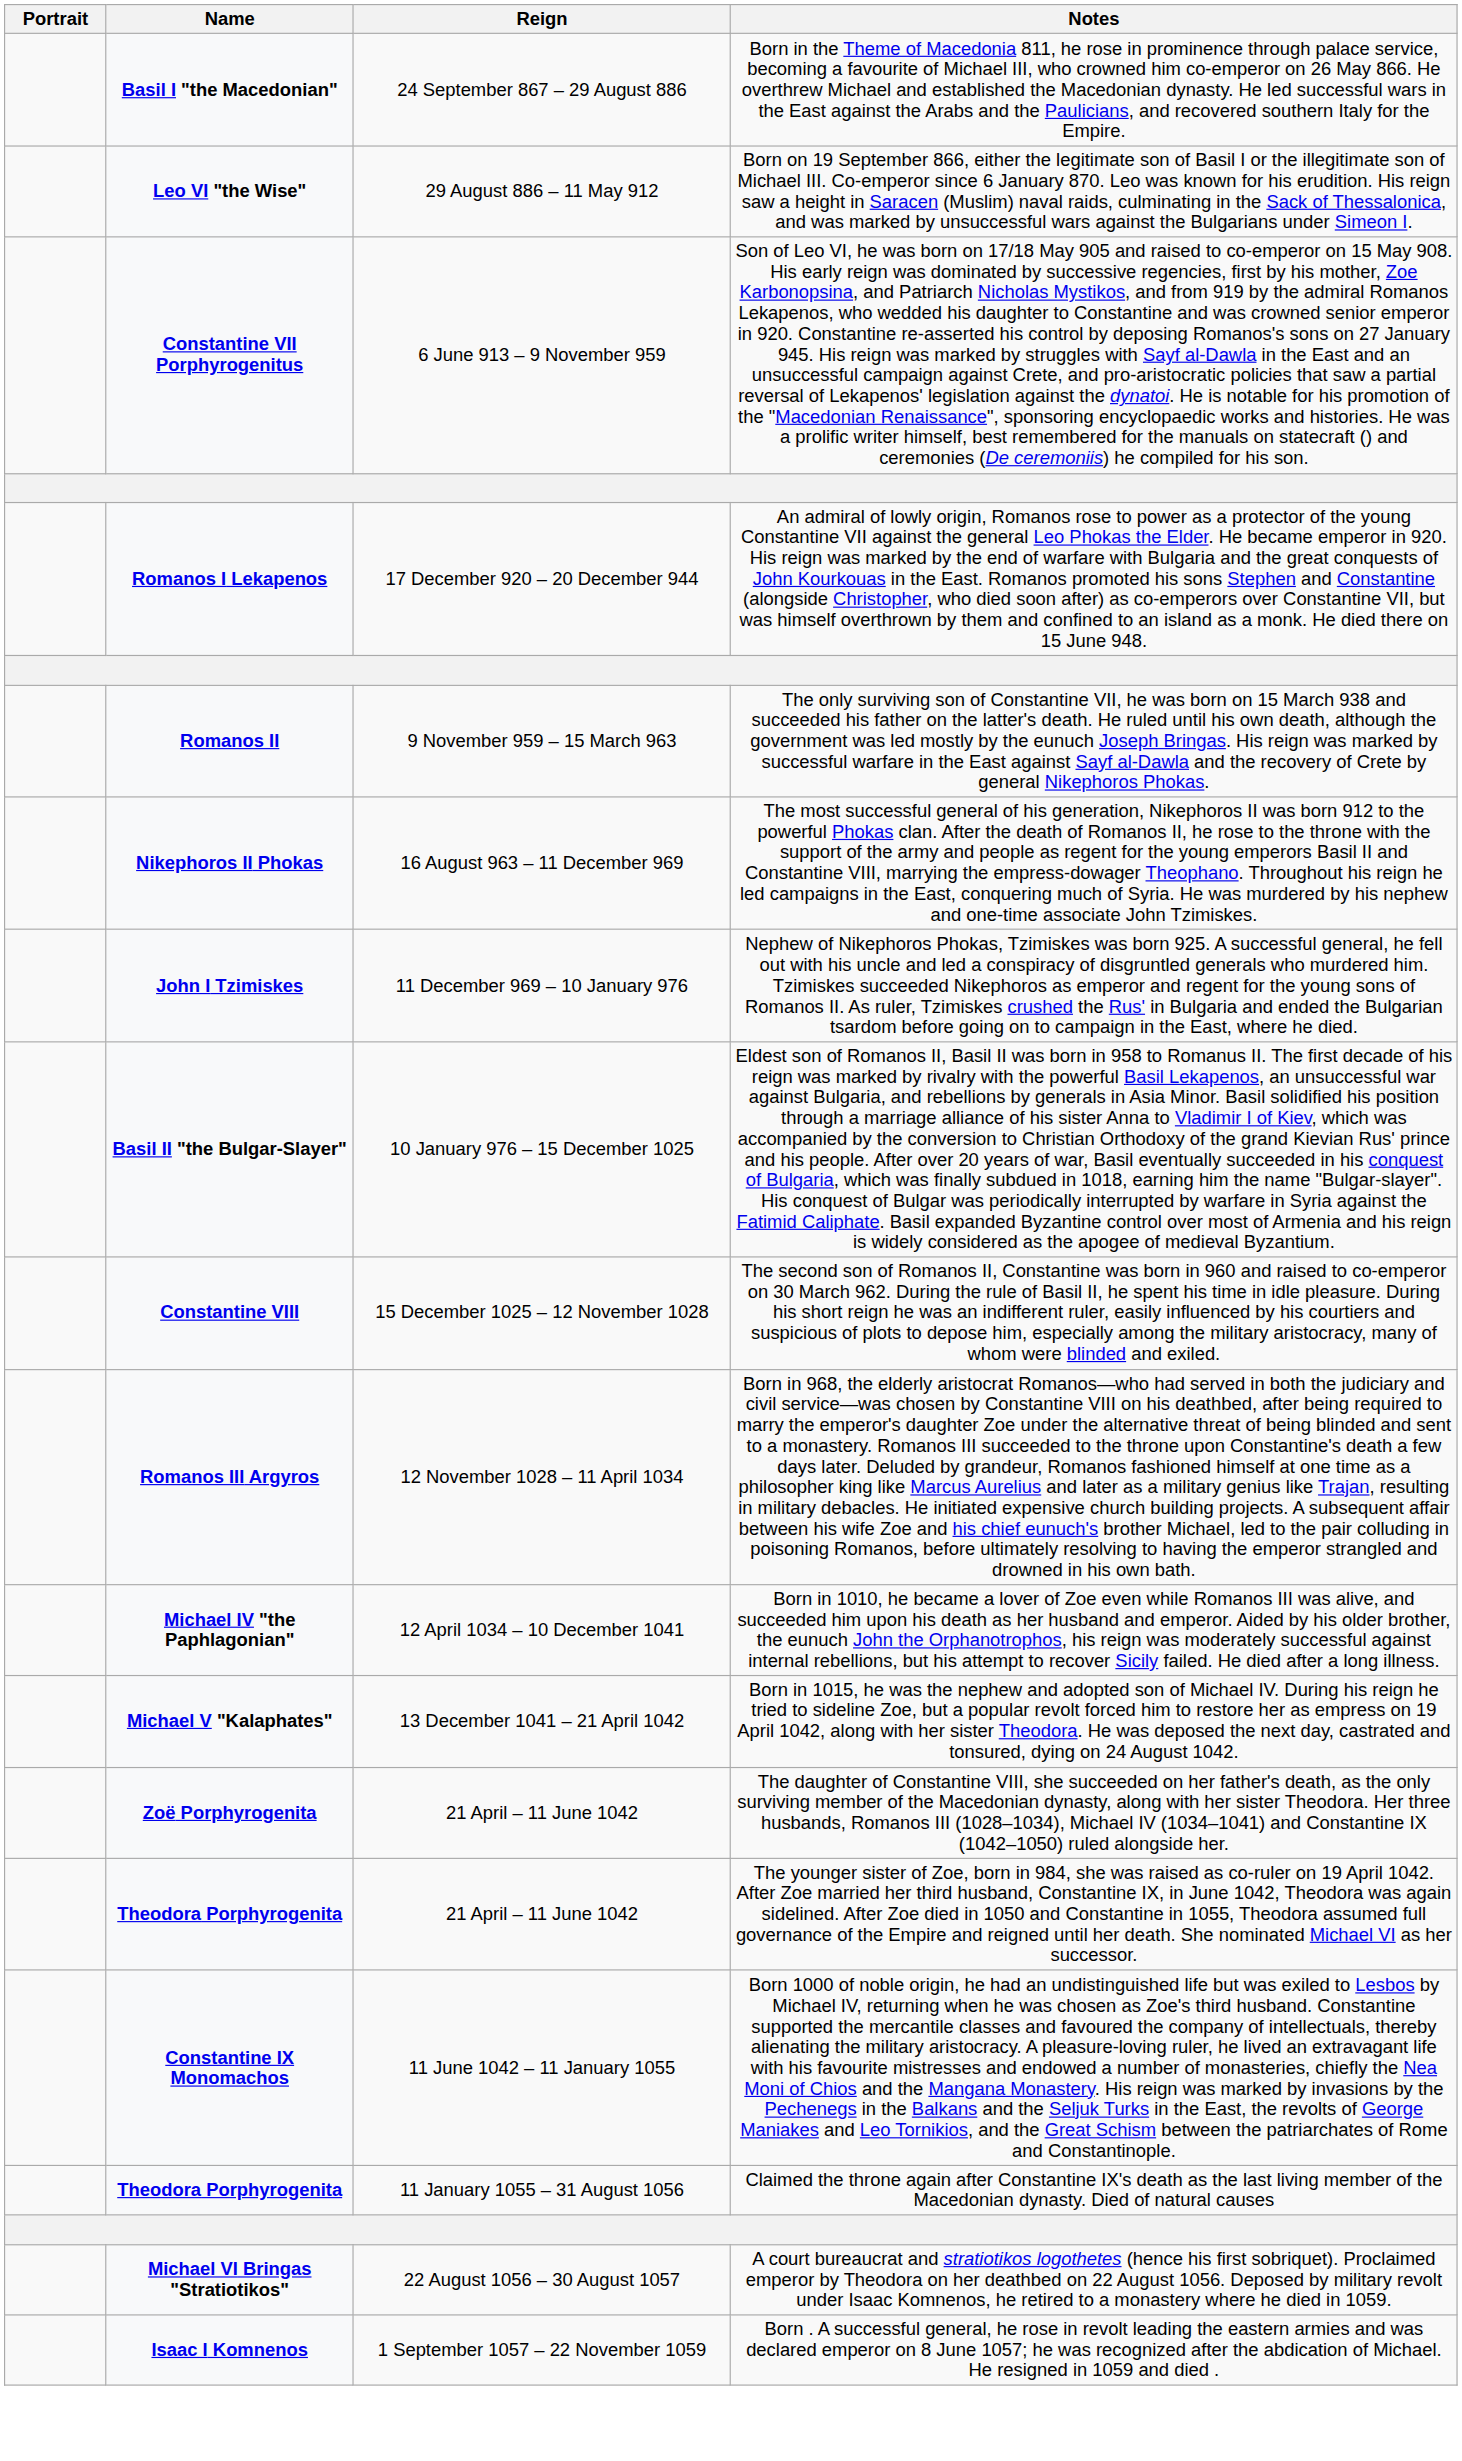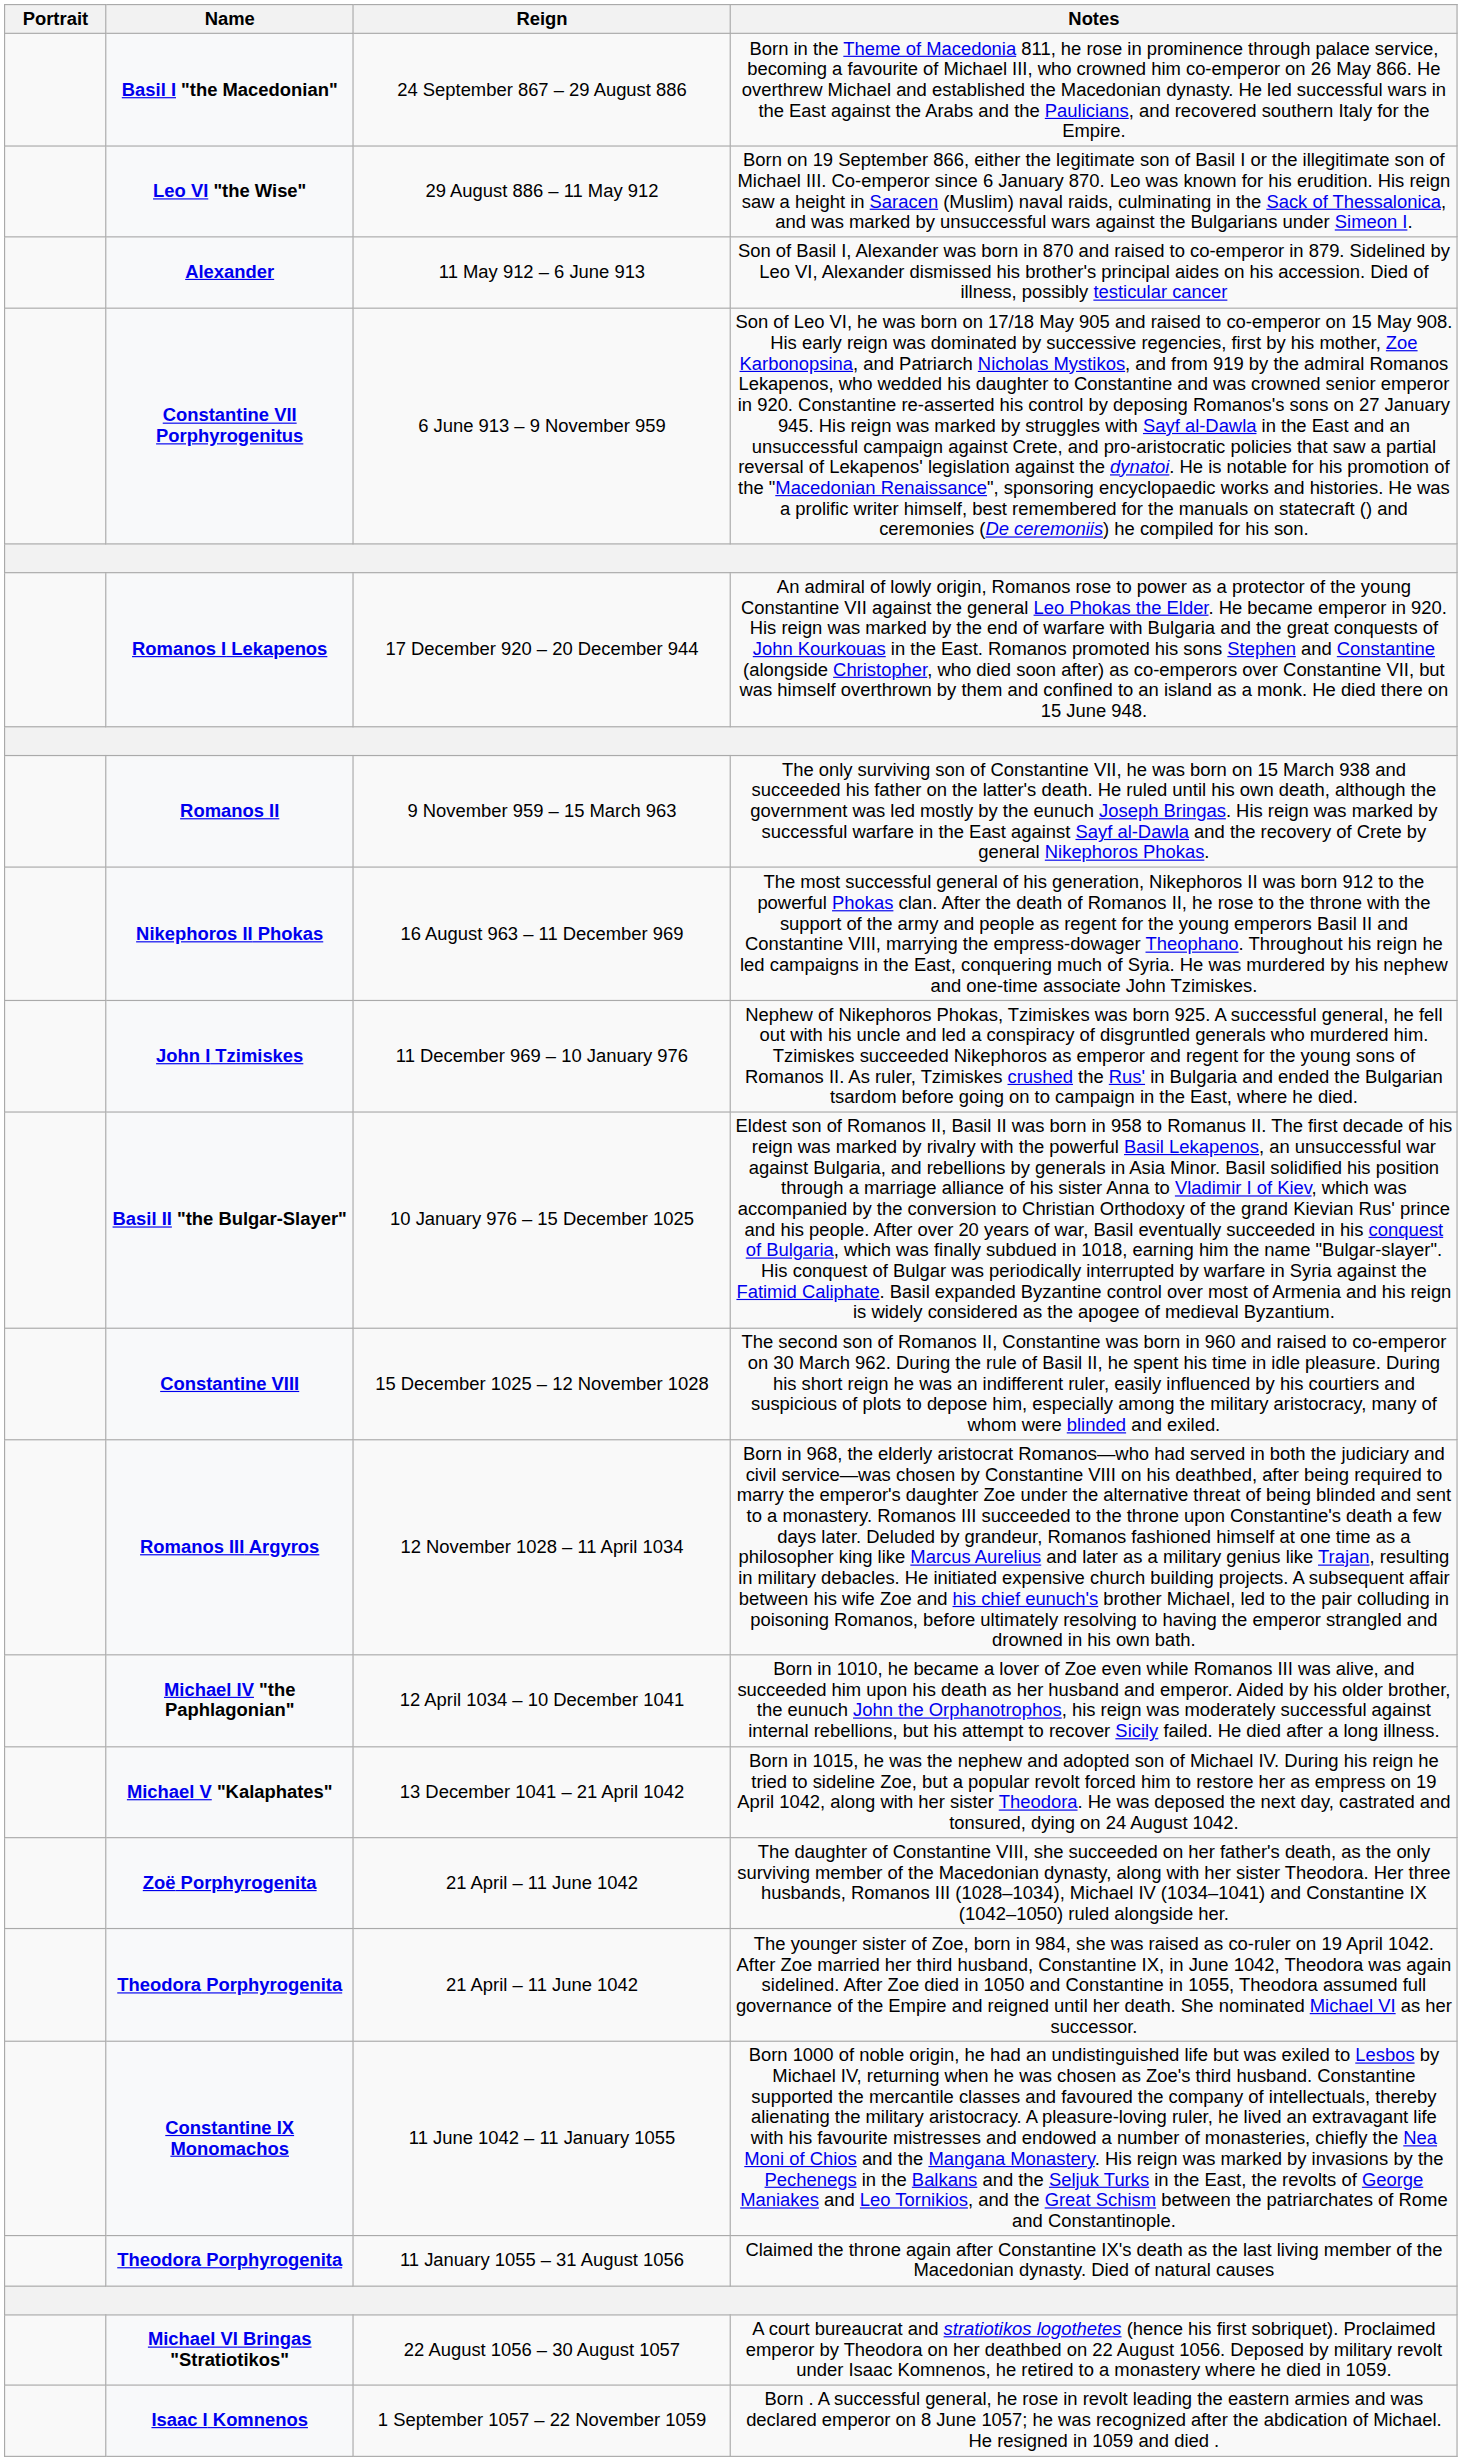+ row: (230, 272)
